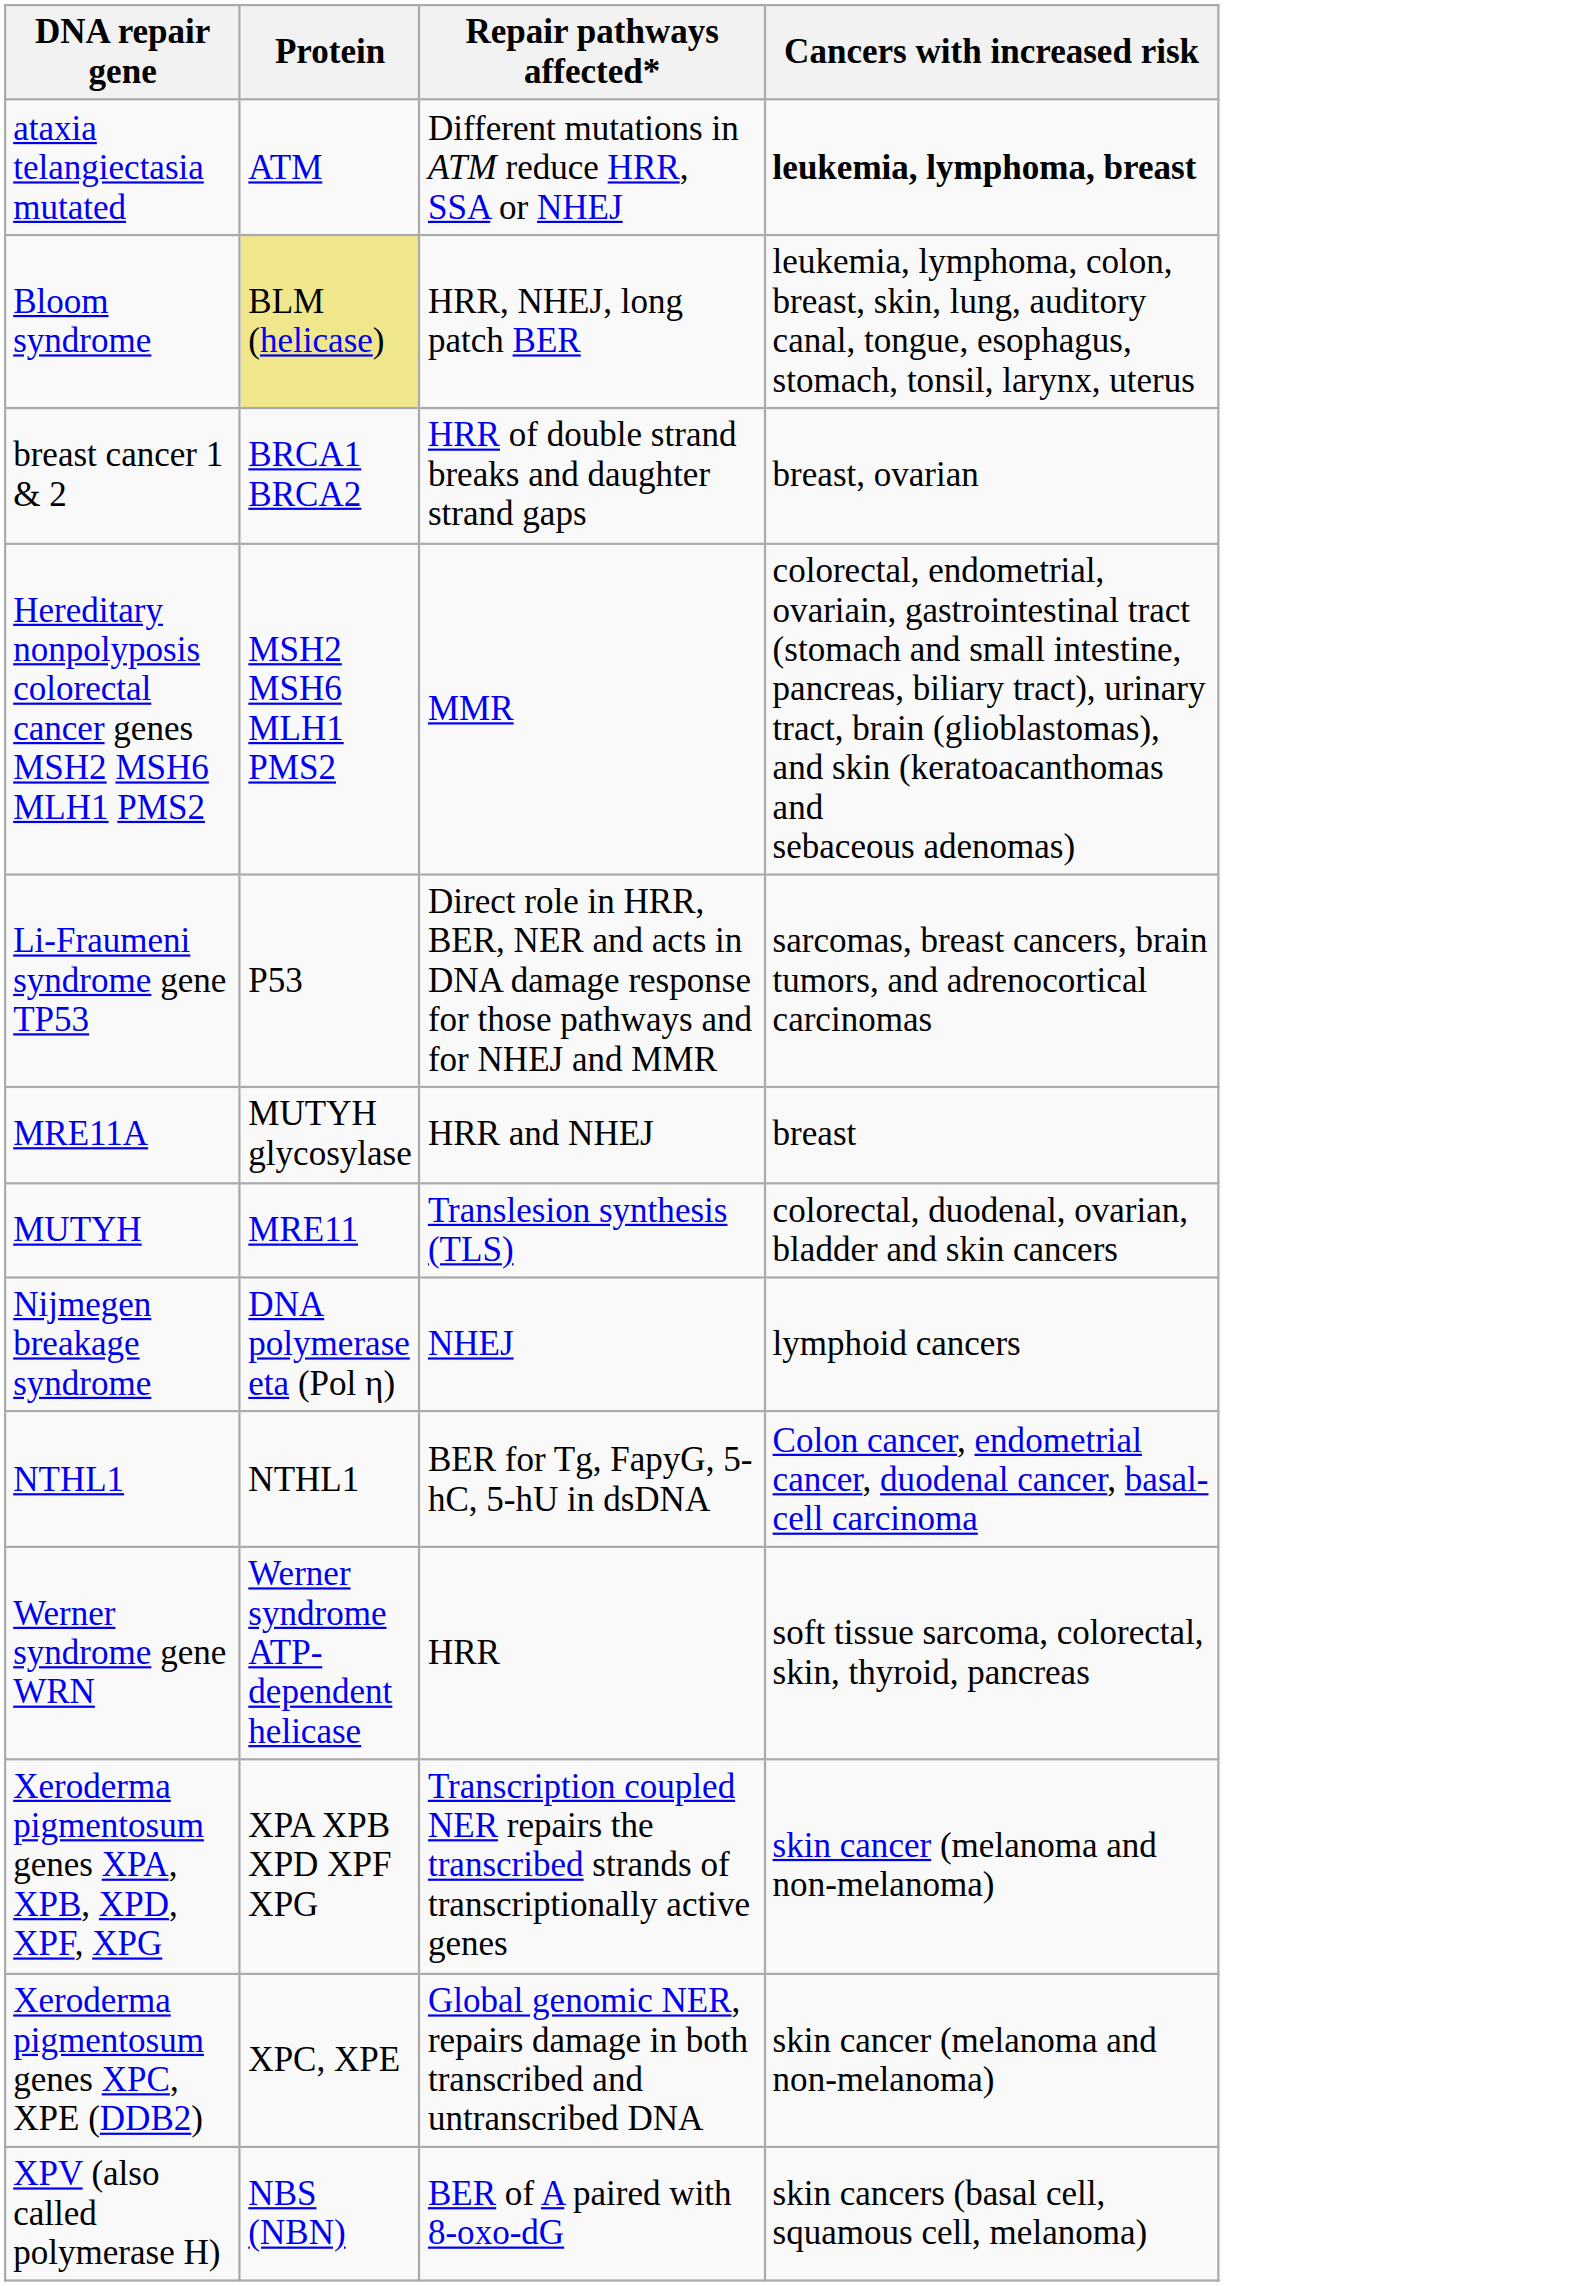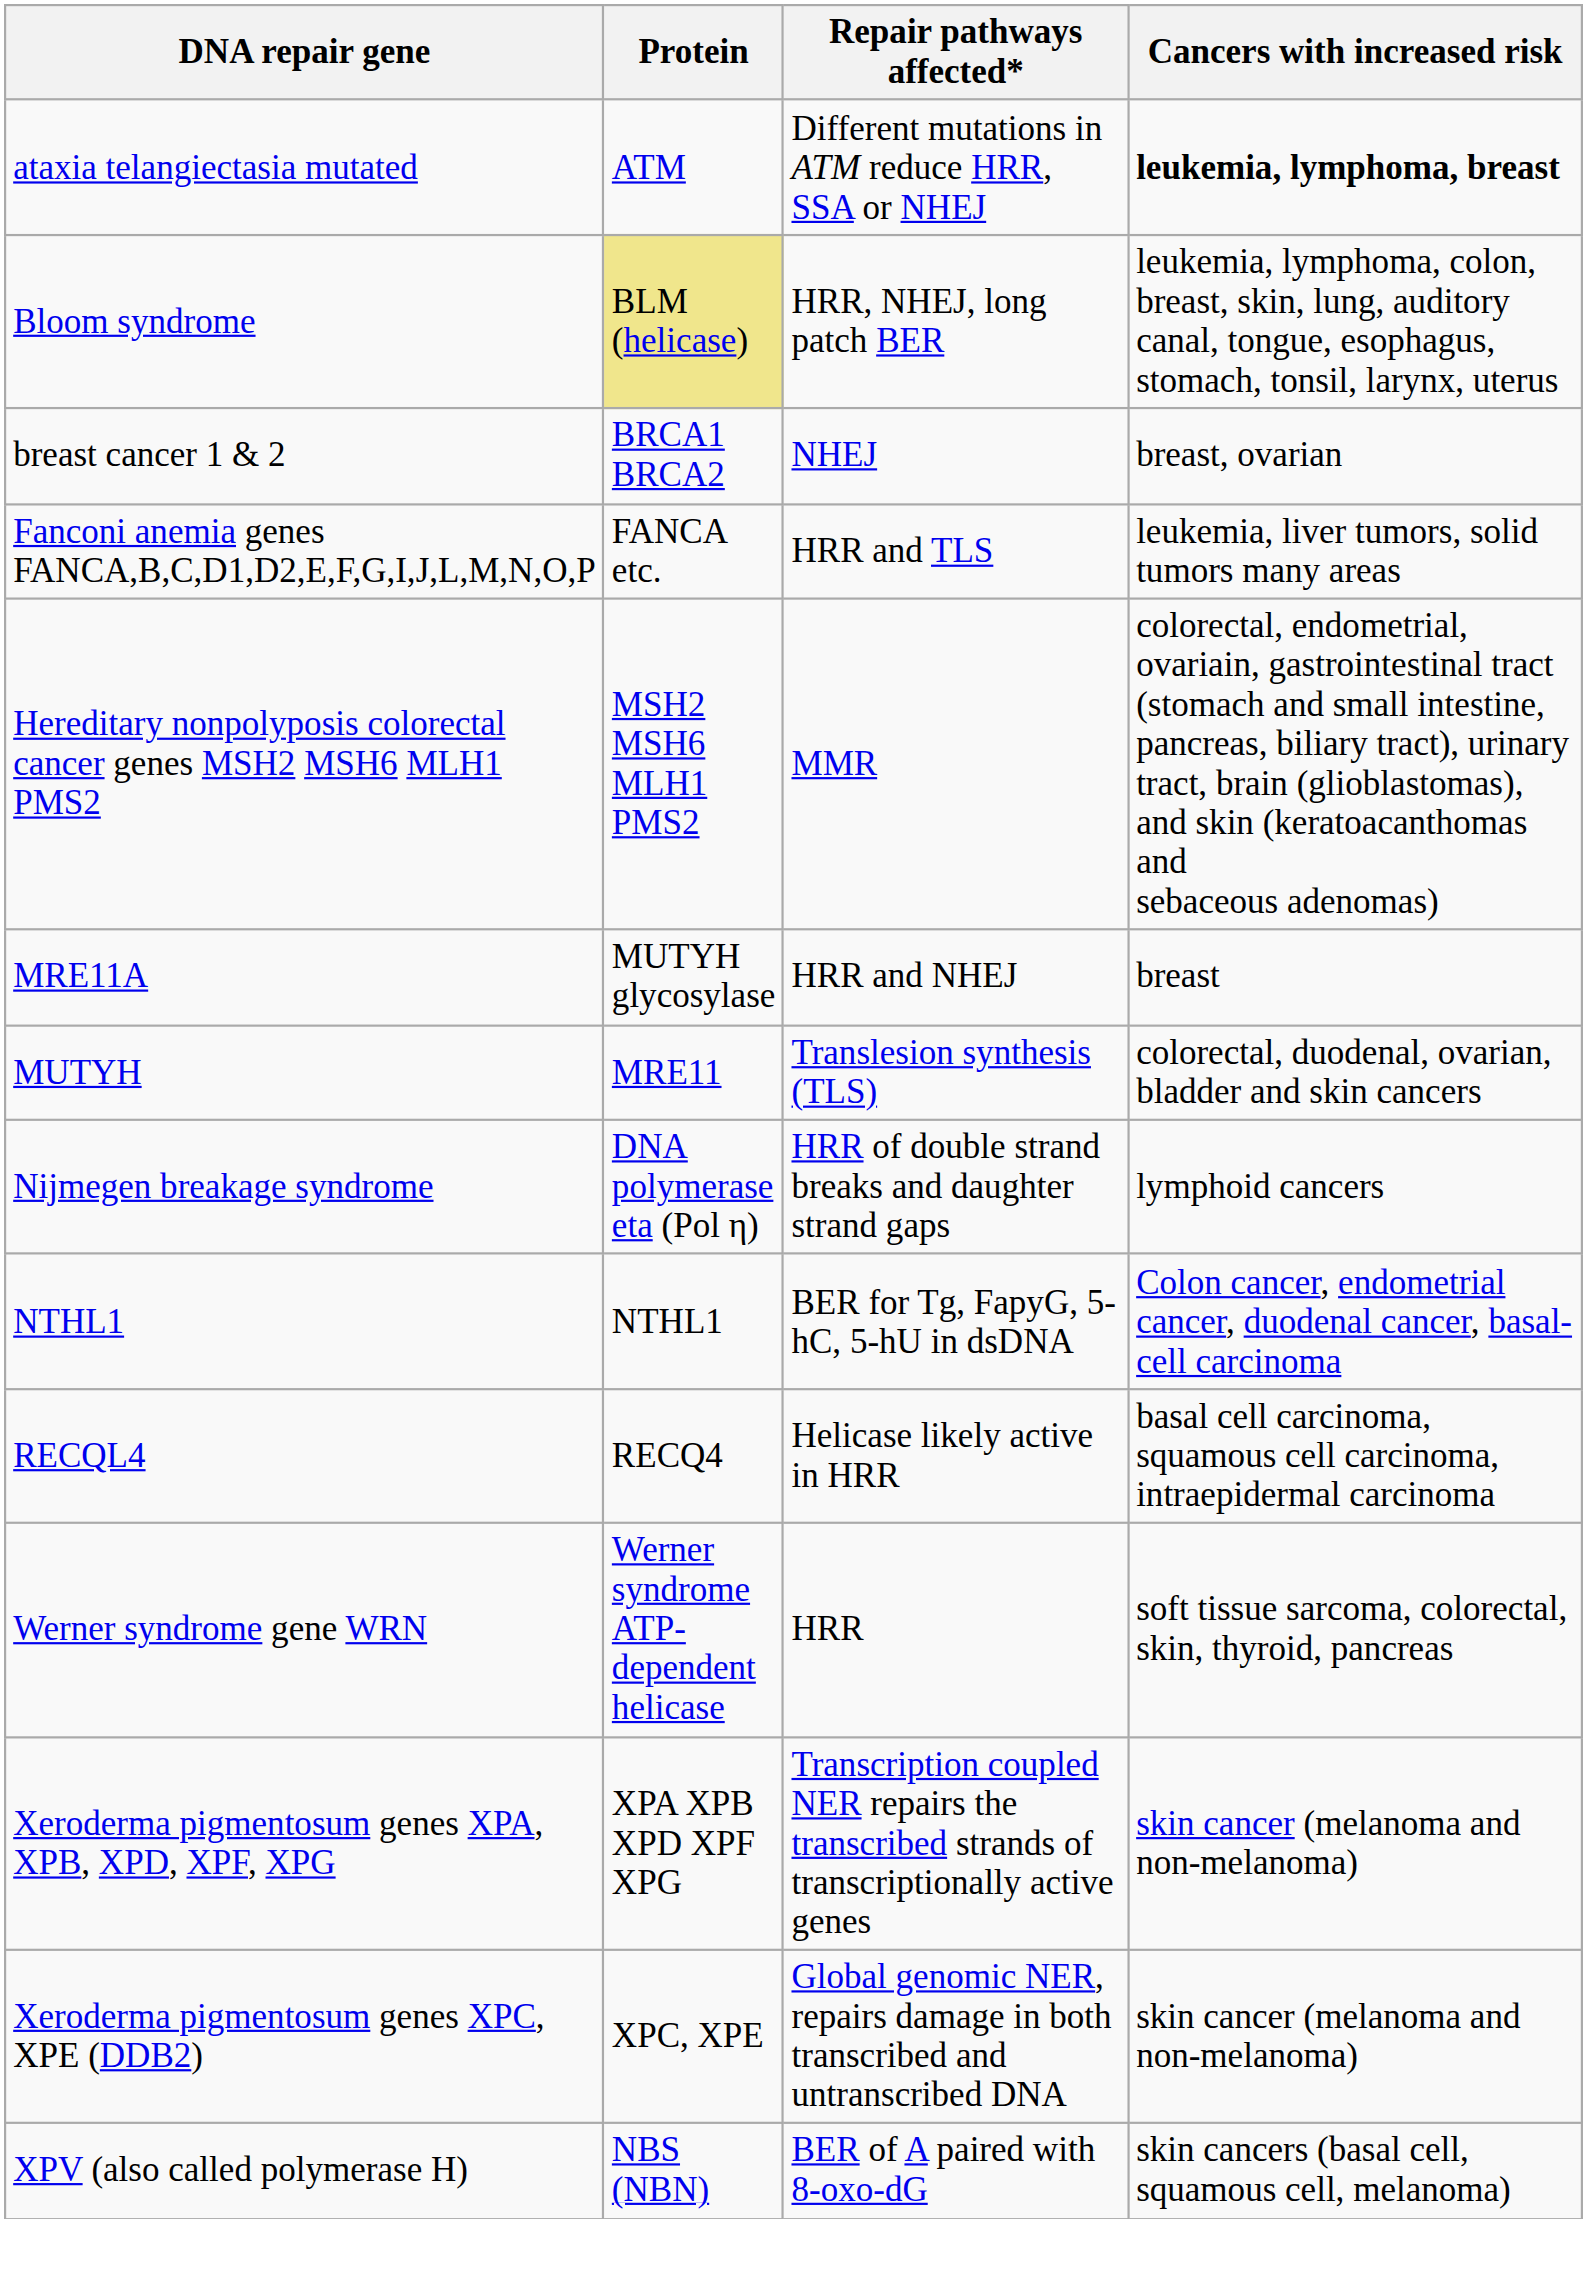(582, 474) HRR of double strand breaks and daughter strand gaps -> (834, 455) NHEJ
+ row: (304, 550)
- row: (120, 980)
(471, 1344) NHEJ -> (946, 1186) HRR of double strand breaks and daughter strand gaps
+ row: (79, 1455)
